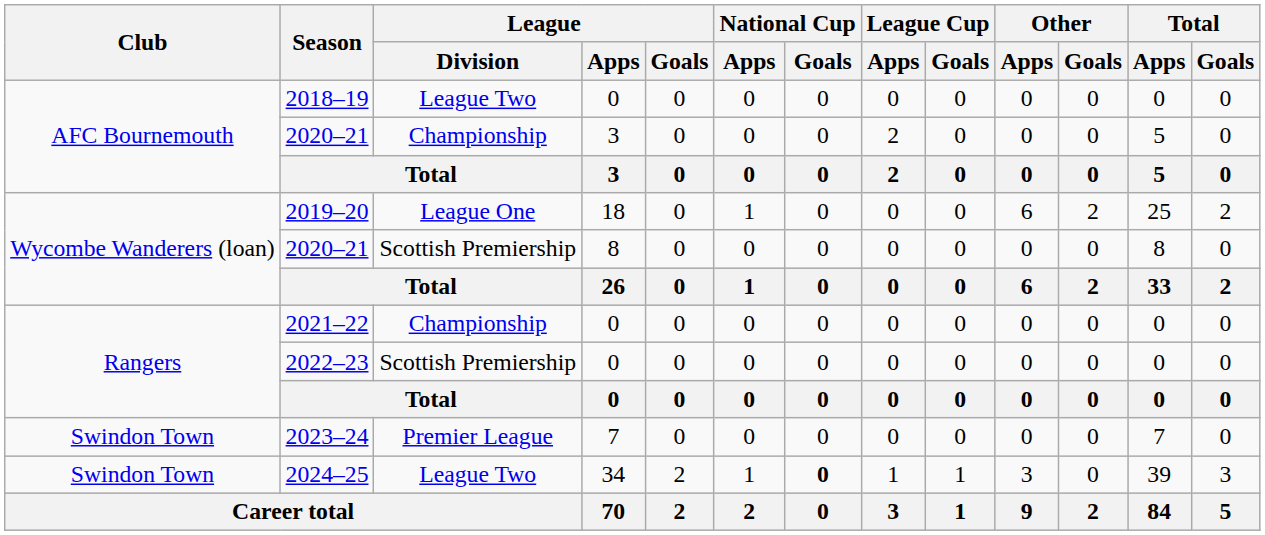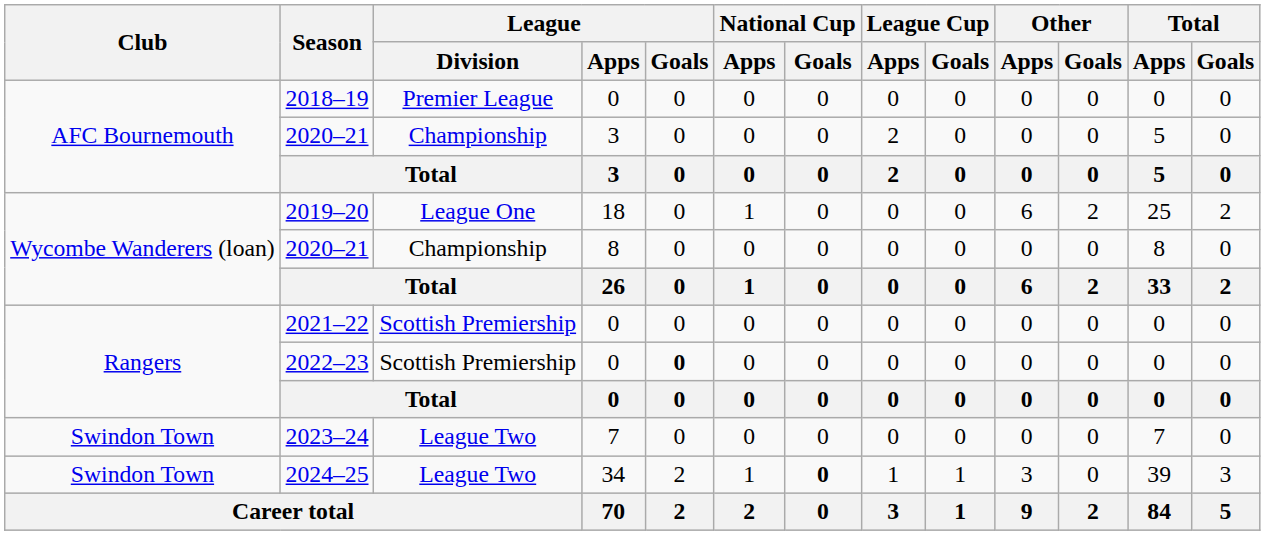(478, 98) League Two -> (478, 98) Premier League
(478, 248) Scottish Premiership -> (478, 248) Championship
(478, 323) Championship -> (478, 323) Scottish Premiership
(680, 361) normal -> (680, 361) bold
(478, 436) Premier League -> (478, 436) League Two
